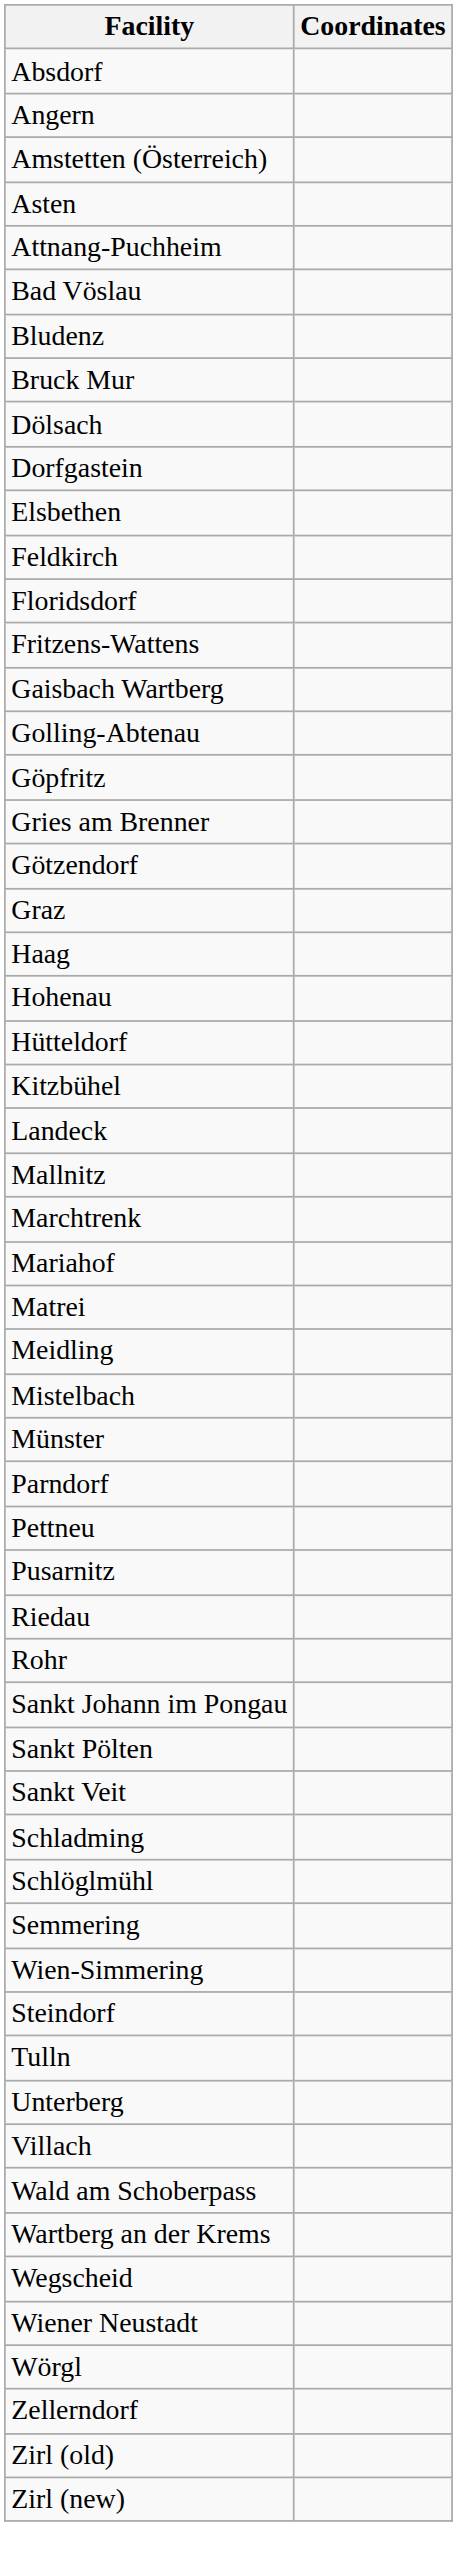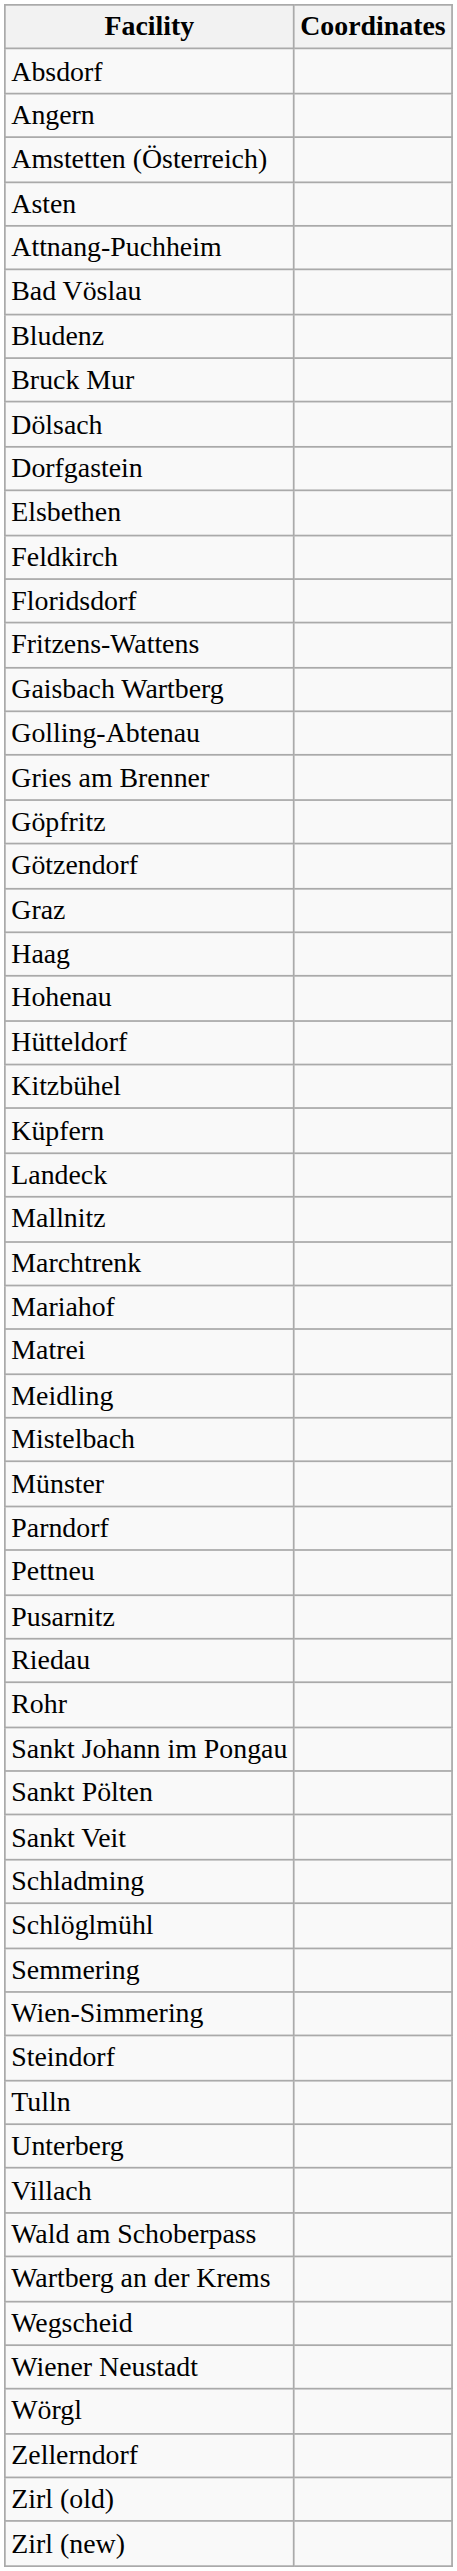rows swapped: (58, 777) <-> (110, 821)
+ row: (58, 1130)
